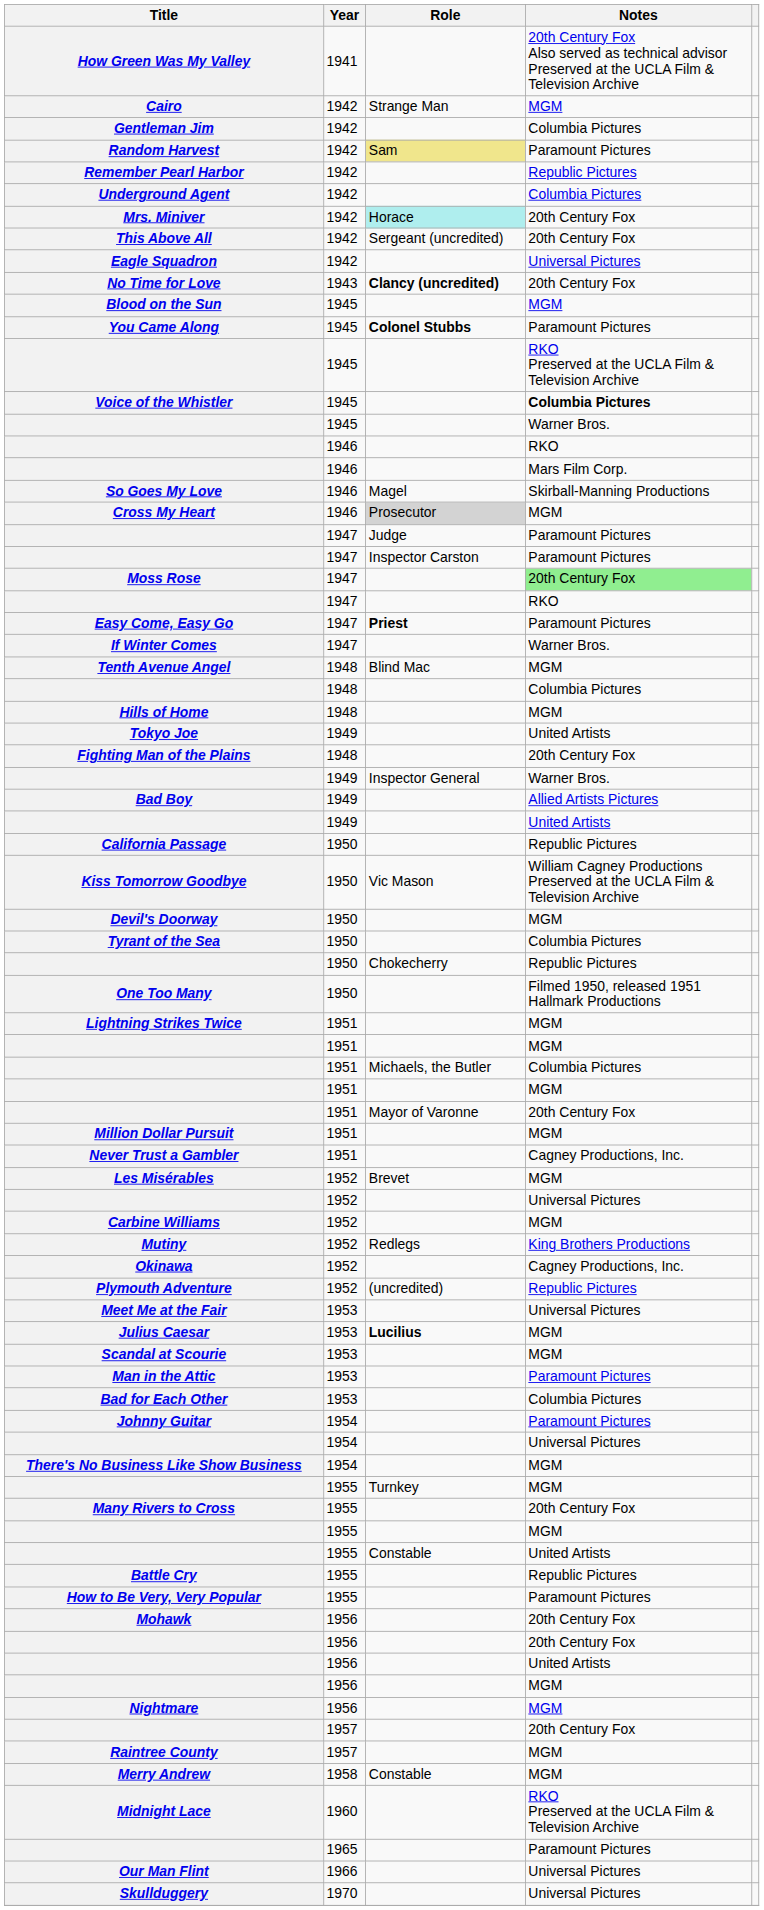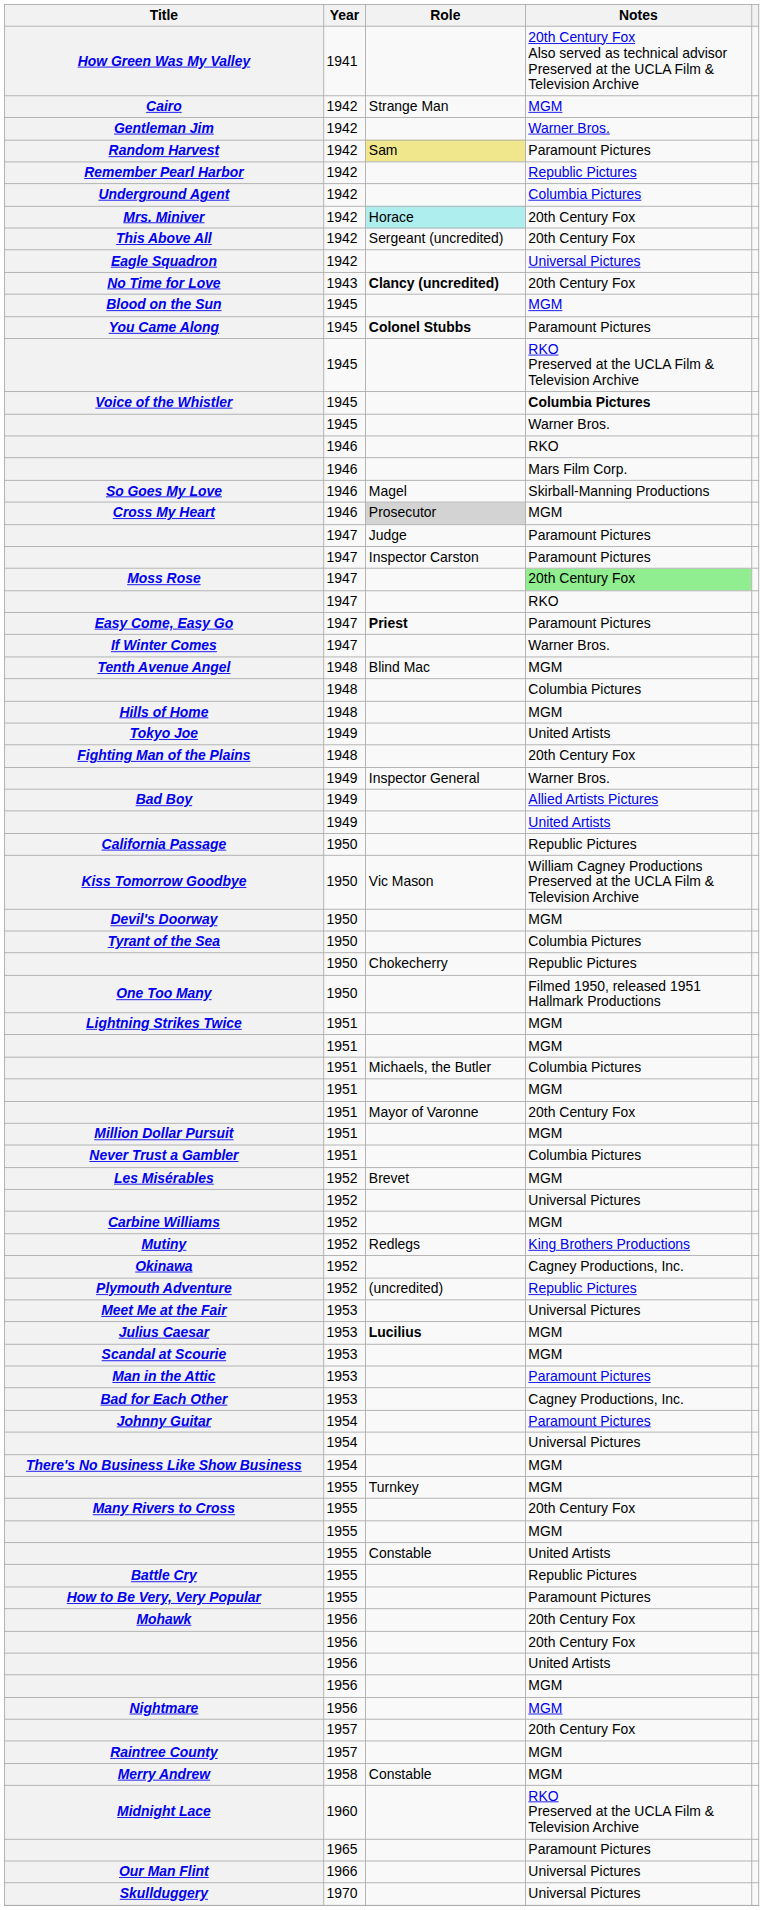(585, 128) Columbia Pictures -> (569, 128) Warner Bros.
(606, 1156) Cagney Productions, Inc. -> (585, 1156) Columbia Pictures
(585, 1399) Columbia Pictures -> (606, 1399) Cagney Productions, Inc.
